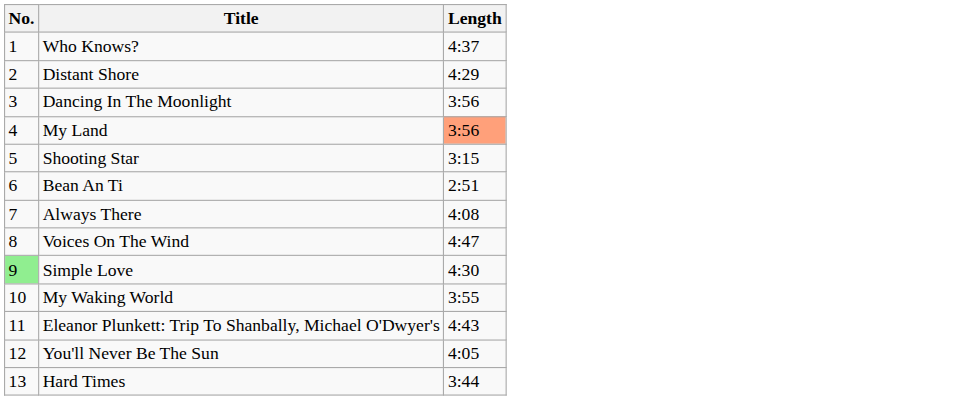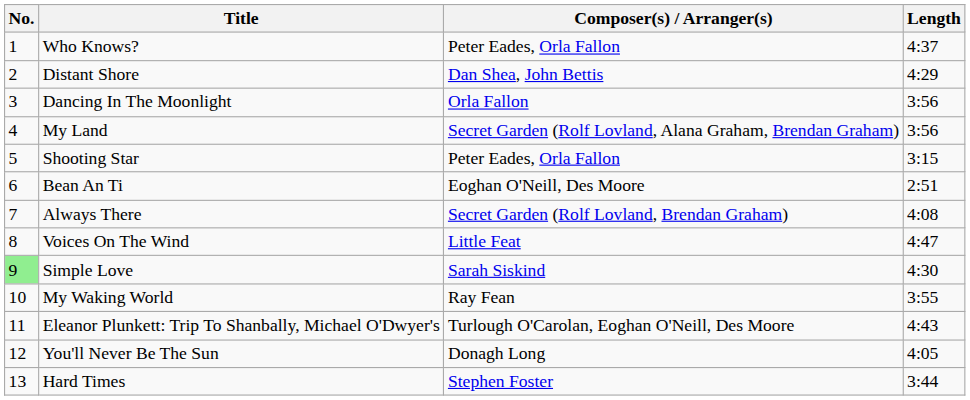+ column: (673, 18)
(464, 130) lightsalmon background -> (923, 130) no background
